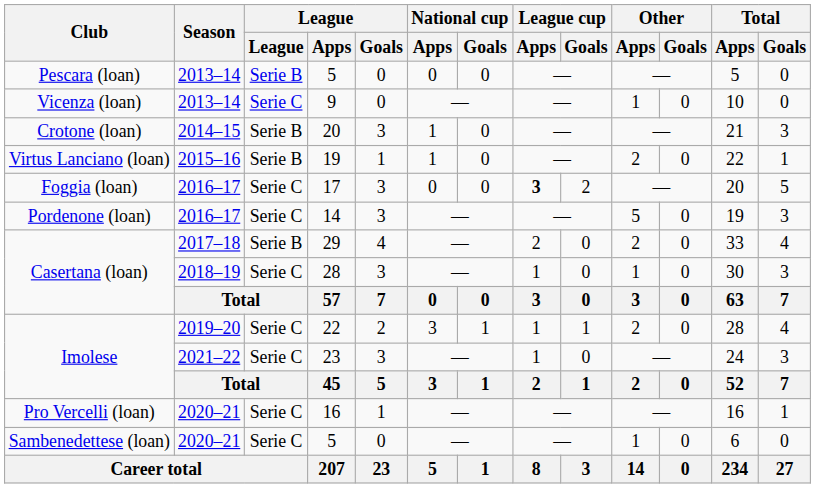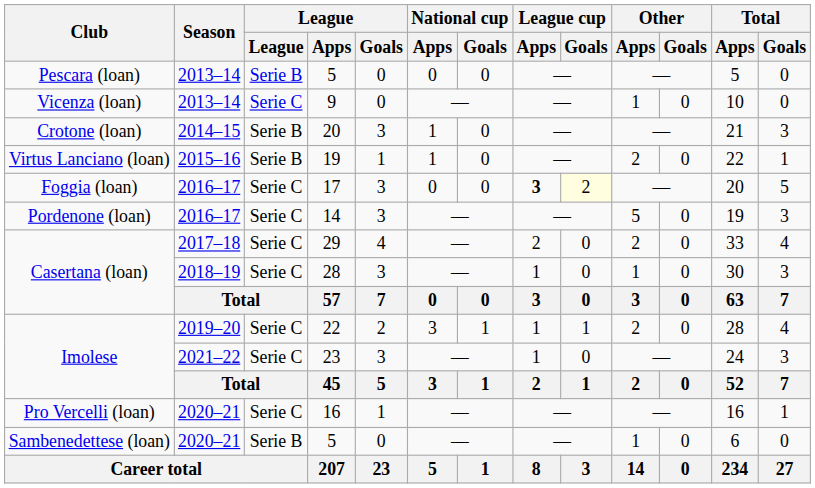(586, 187) no background -> (586, 187) lightyellow background
(276, 243) Serie B -> (276, 243) Serie C
(276, 441) Serie C -> (276, 441) Serie B
